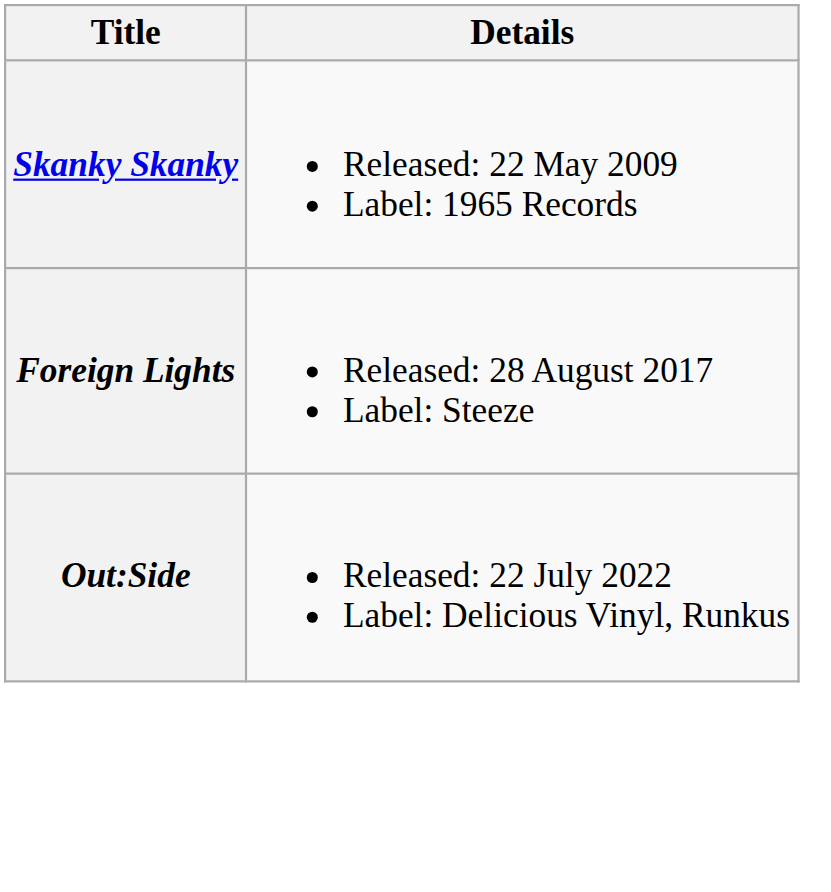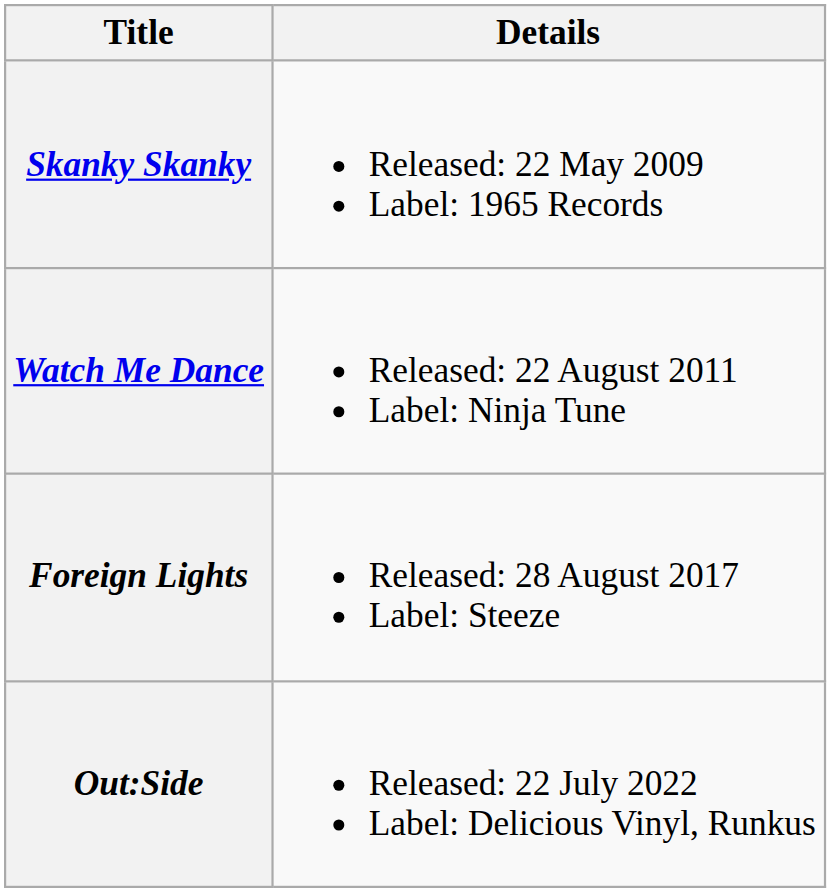+ row: (139, 370)
